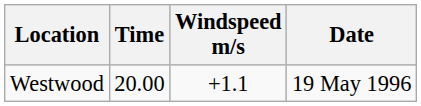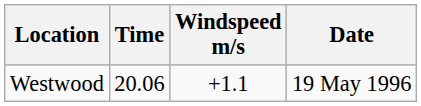(139, 82) 20.00 -> (139, 82) 20.06
